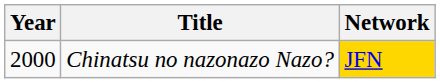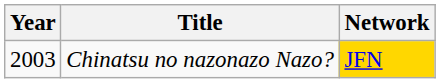(33, 58) 2000 -> (33, 58) 2003
